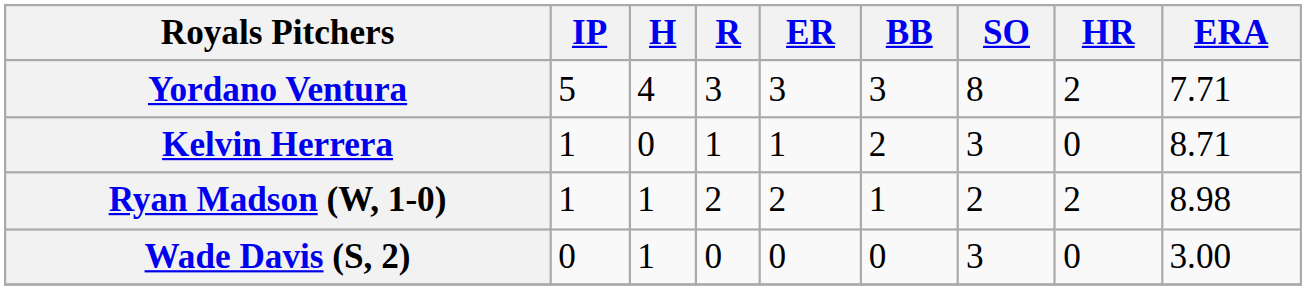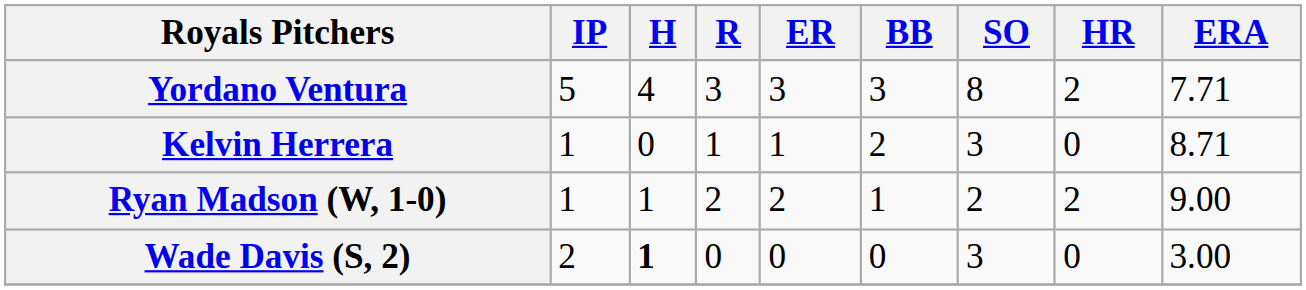(1200, 199) 8.98 -> (1200, 199) 9.00
(567, 255) 0 -> (567, 255) 2
(646, 255) normal -> (646, 255) bold
